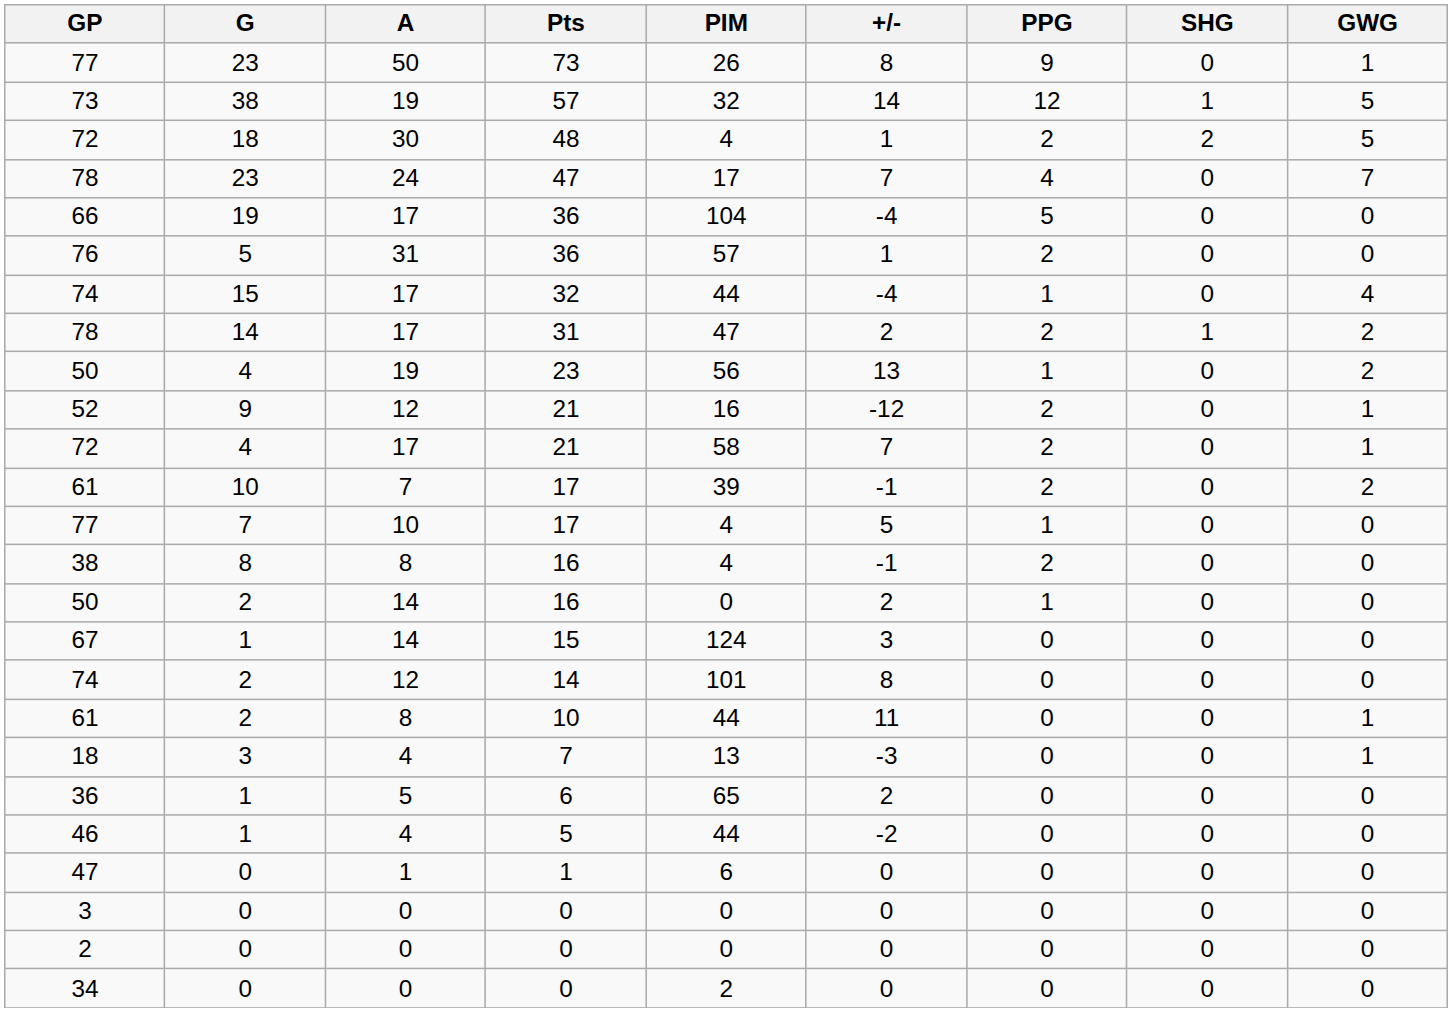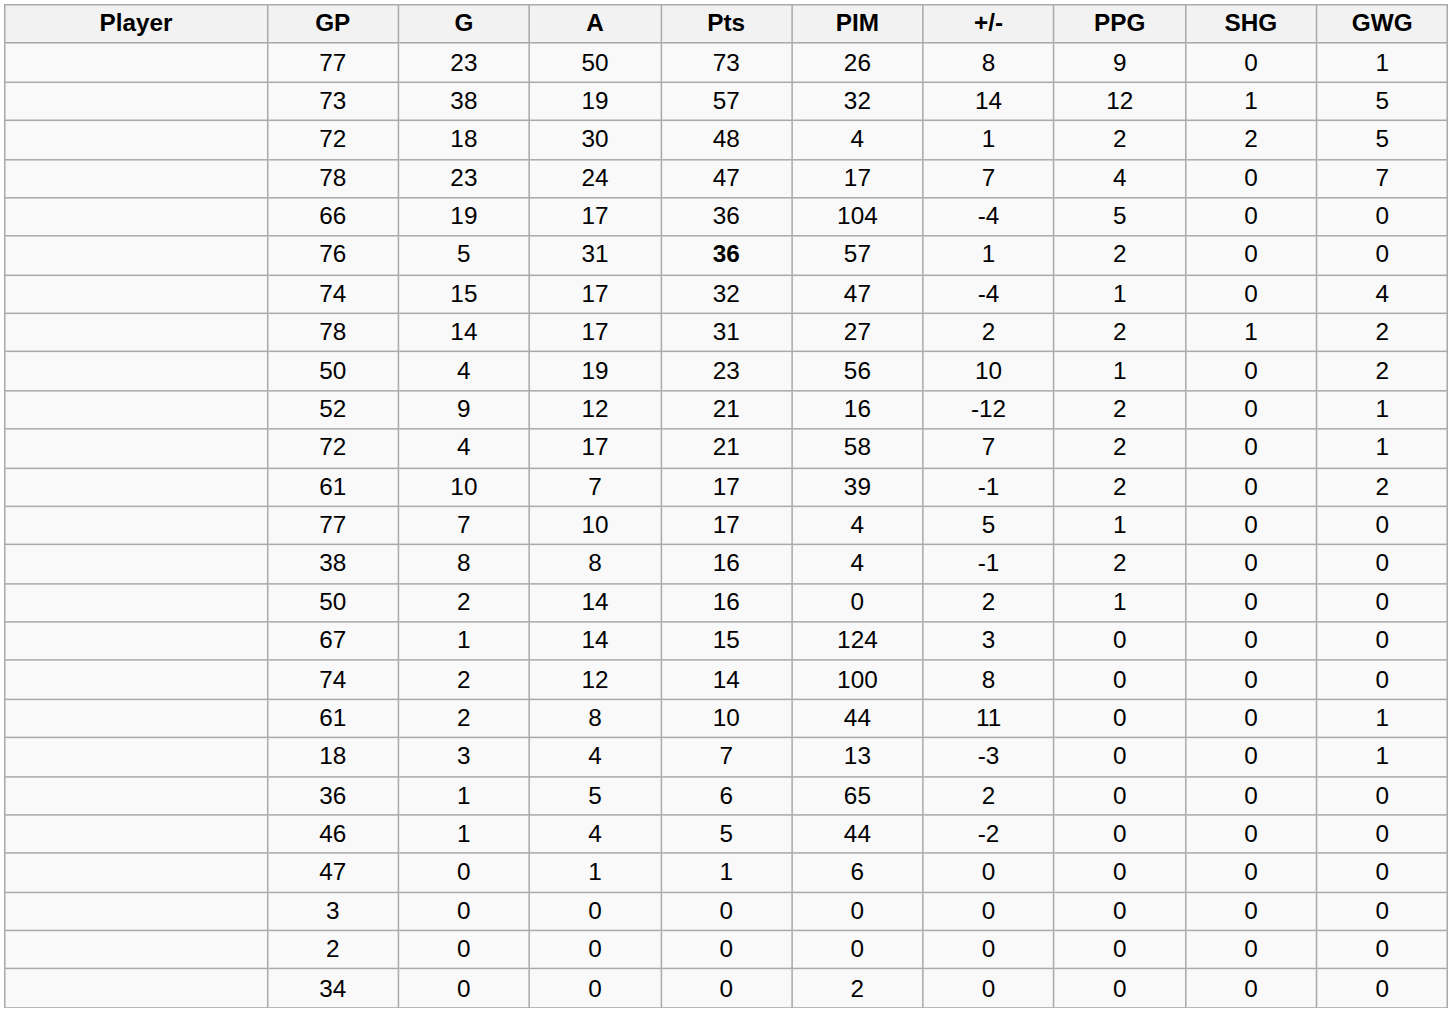+ column: (136, 23)
(566, 255) normal -> (726, 255) bold
(726, 293) 44 -> (857, 293) 47
(726, 332) 47 -> (857, 332) 27
(887, 370) 13 -> (989, 370) 10
(726, 679) 101 -> (857, 679) 100
